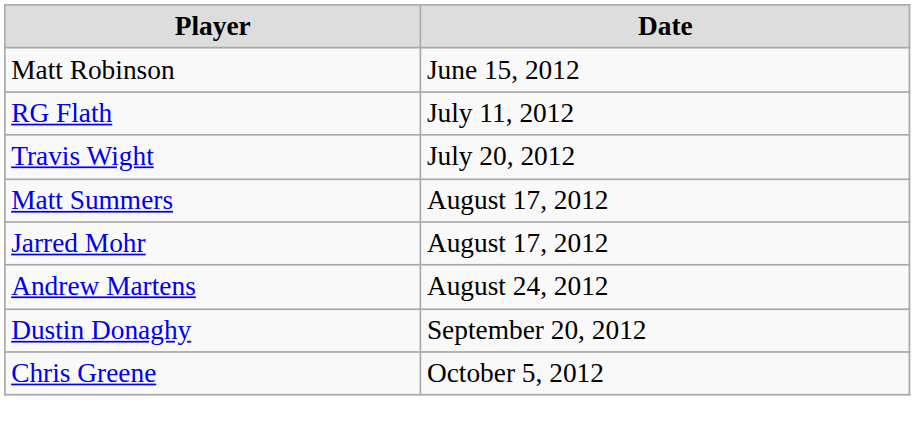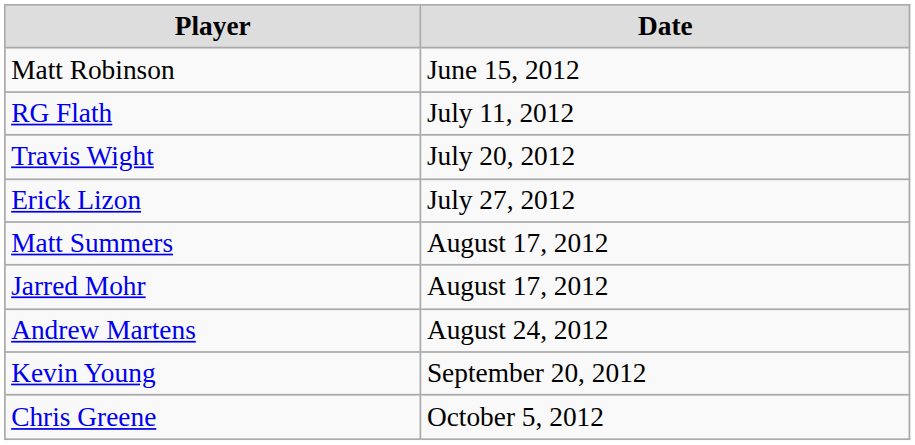+ row: (76, 199)
- row: (101, 329)
+ row: (83, 373)
